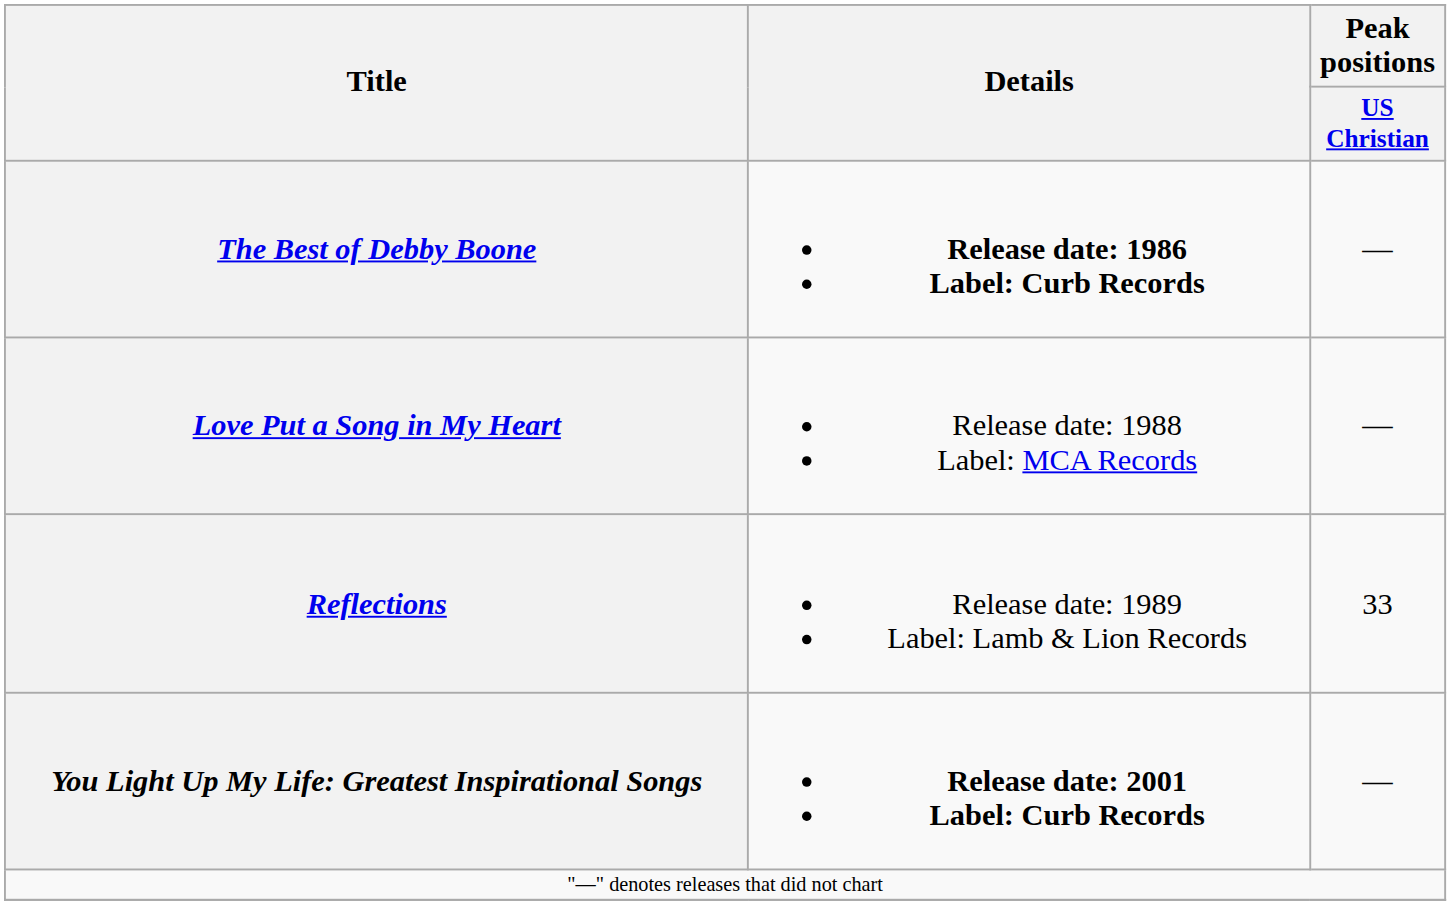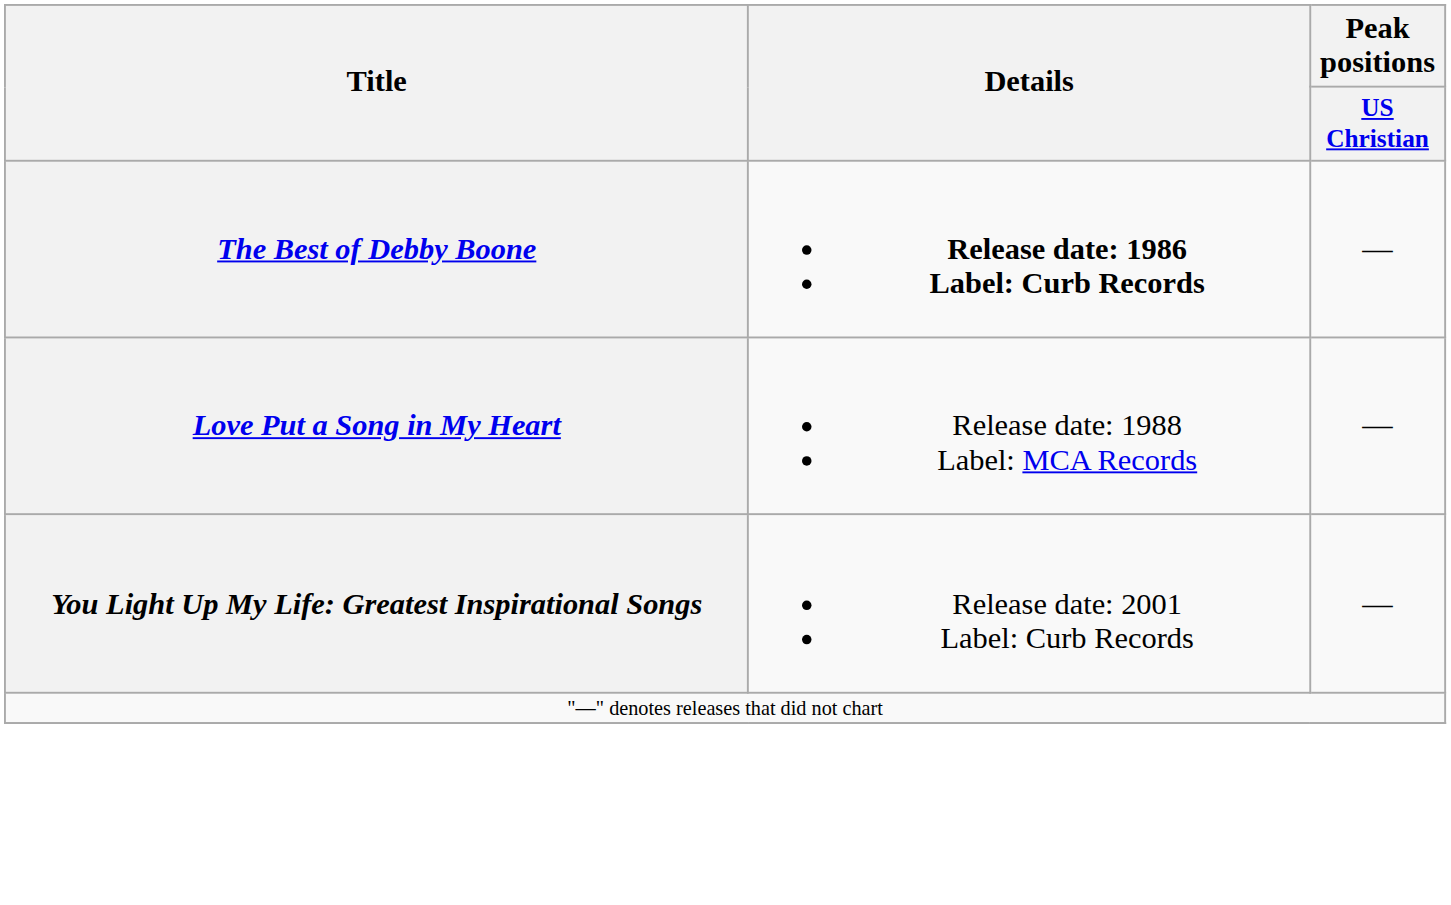- row: (377, 603)
(1029, 798) bold -> (1029, 621) normal
